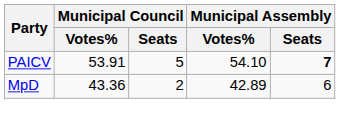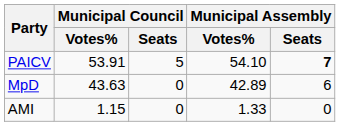(107, 86) 43.36 -> (107, 86) 43.63
(180, 86) 2 -> (180, 86) 0
+ row: (21, 109)
